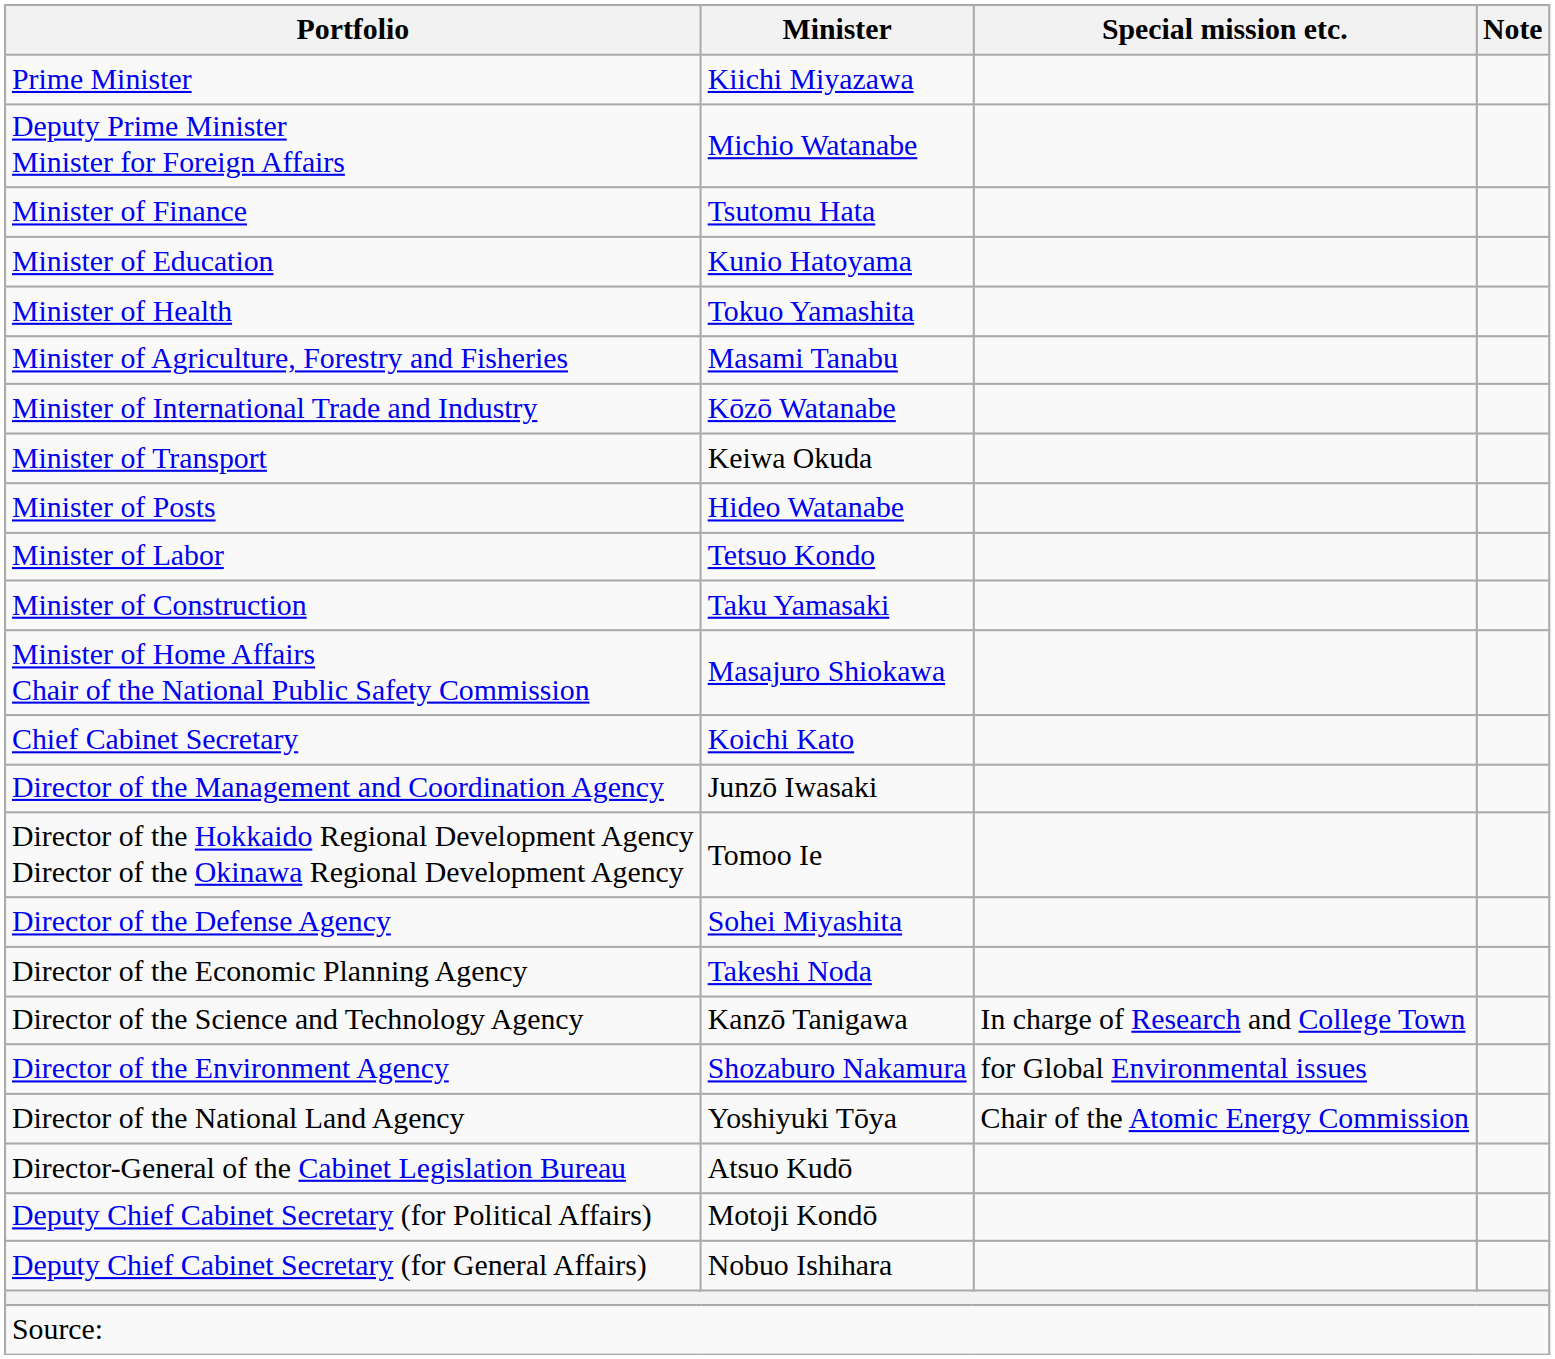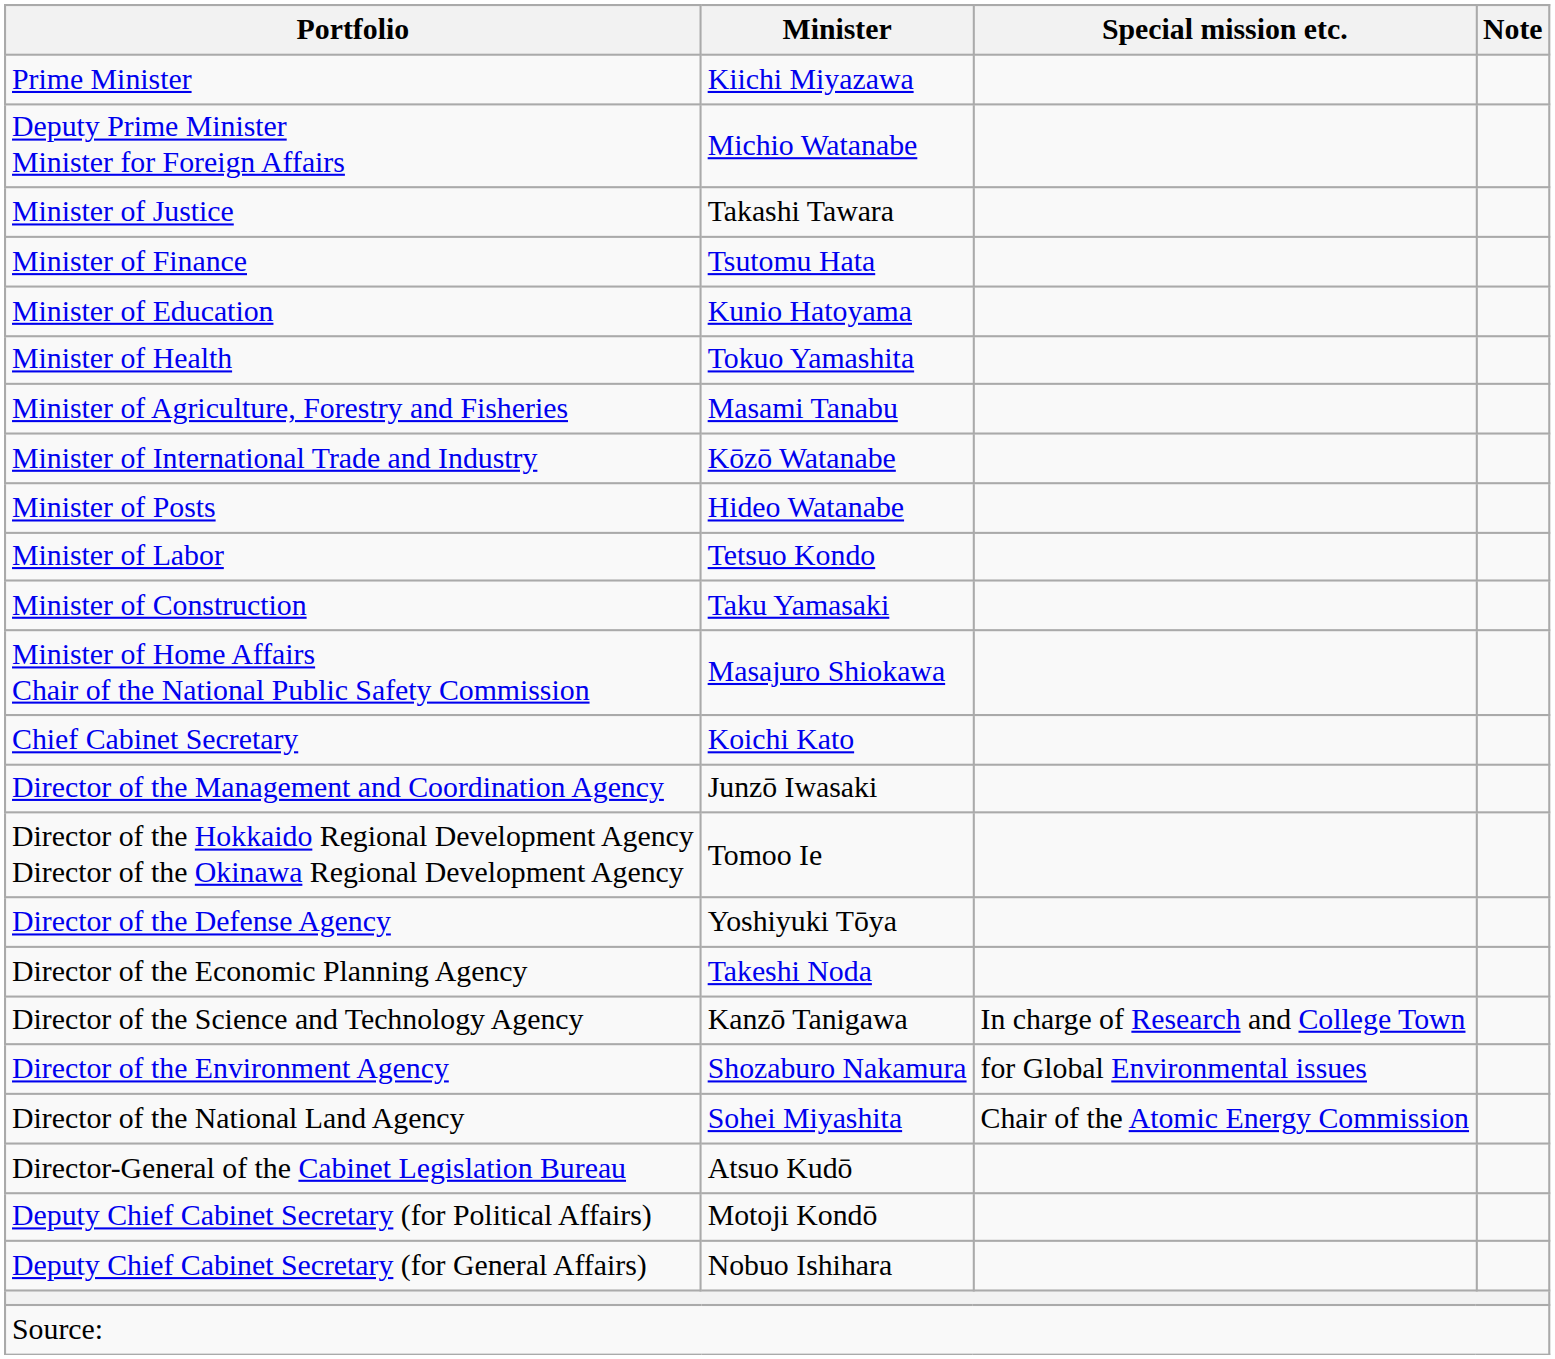+ row: (123, 212)
- row: (139, 457)
(805, 921) Sohei Miyashita -> (802, 921) Yoshiyuki Tōya
(802, 1118) Yoshiyuki Tōya -> (805, 1118) Sohei Miyashita
